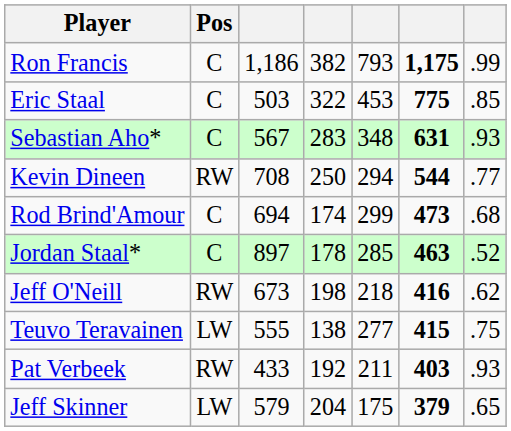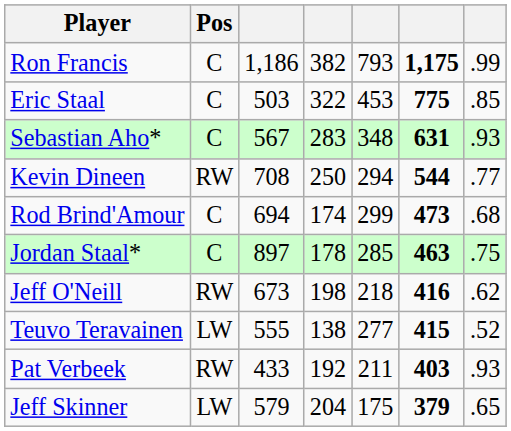(485, 253) .52 -> (485, 253) .75
(485, 330) .75 -> (485, 330) .52
